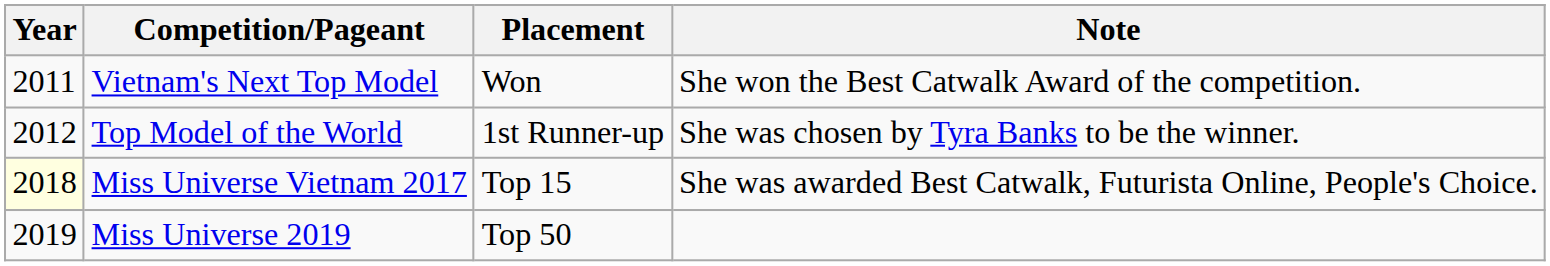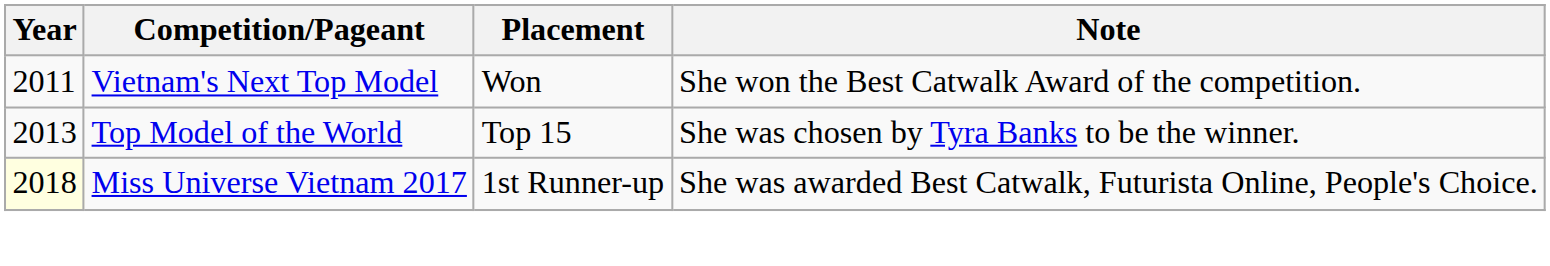(45, 132) 2012 -> (45, 132) 2013
(573, 132) 1st Runner-up -> (527, 132) Top 15
(527, 183) Top 15 -> (573, 183) 1st Runner-up
- row: (221, 234)
